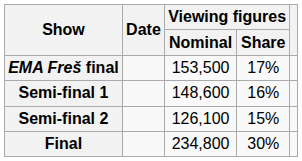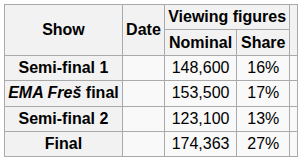rows swapped: (63, 67) <-> (63, 93)
(201, 118) 126,100 -> (201, 118) 123,100
(263, 118) 15% -> (263, 118) 13%
(201, 144) 234,800 -> (201, 144) 174,363
(263, 144) 30% -> (263, 144) 27%
